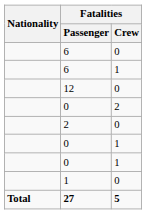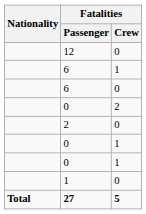rows swapped: (69, 88) <-> (66, 51)
